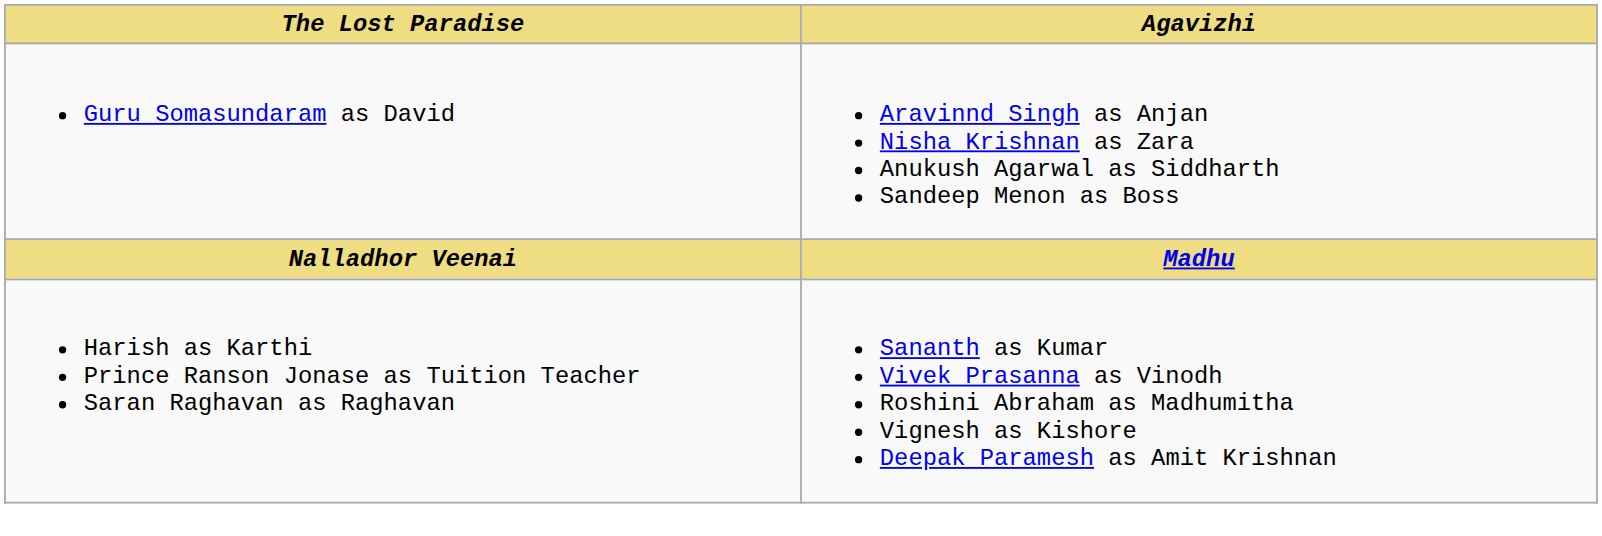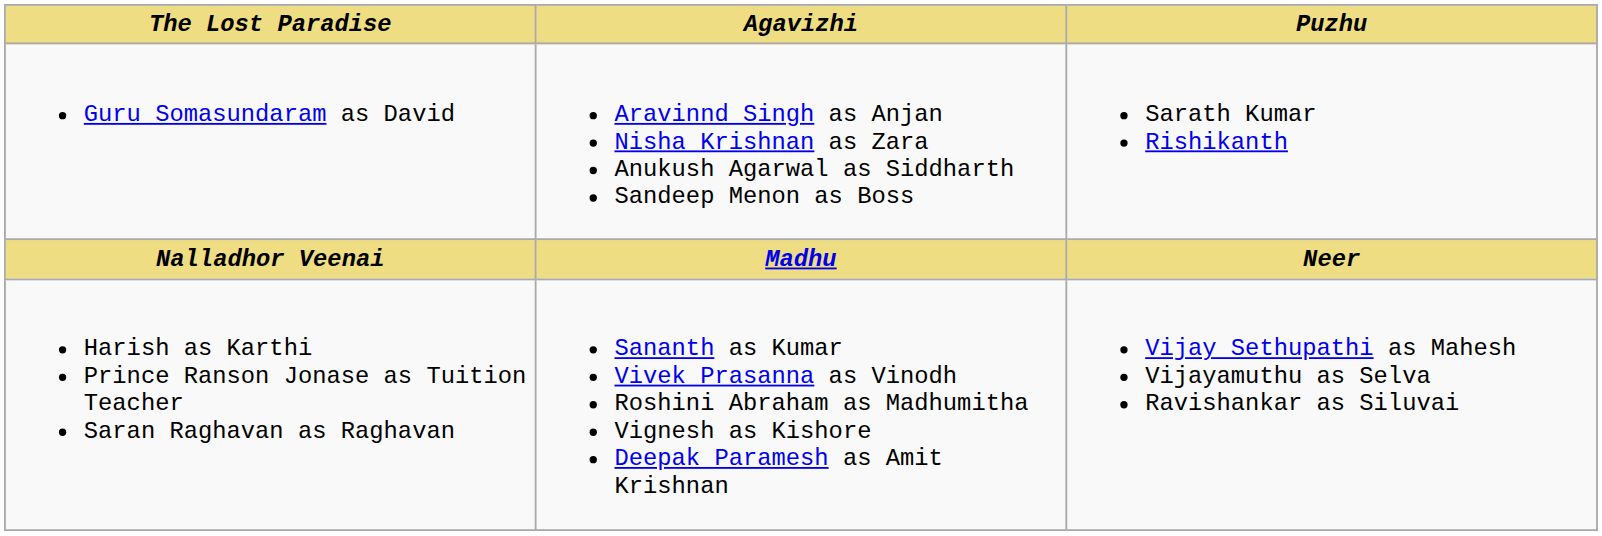+ column: (1332, 24)
